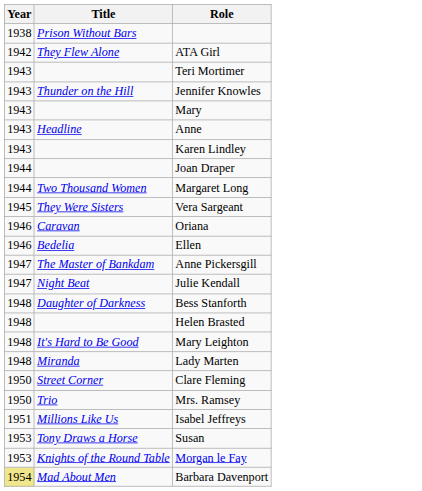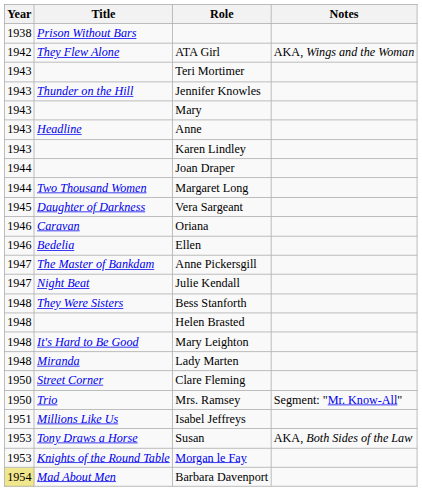+ column: (344, 14)
(80, 206) They Were Sisters -> (91, 206) Daughter of Darkness
(91, 303) Daughter of Darkness -> (80, 303) They Were Sisters
